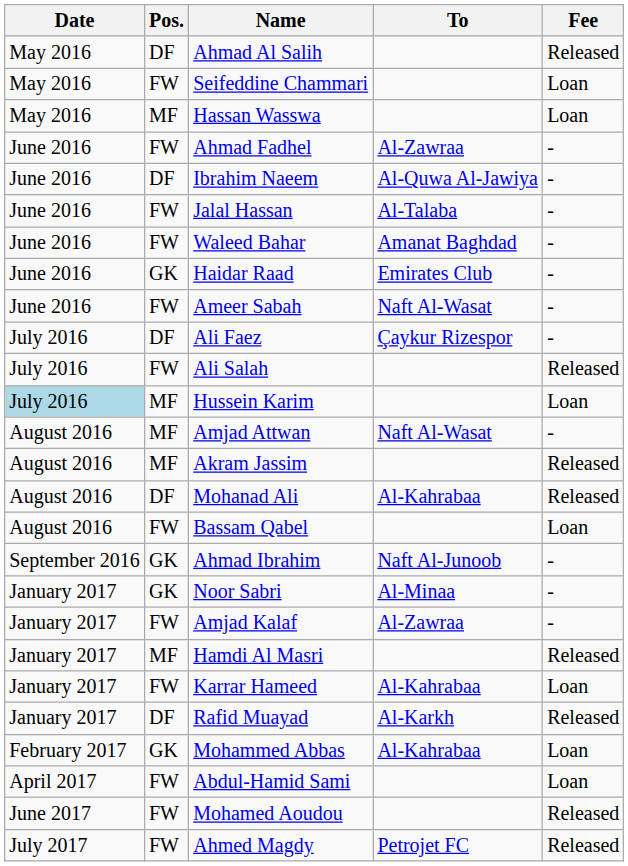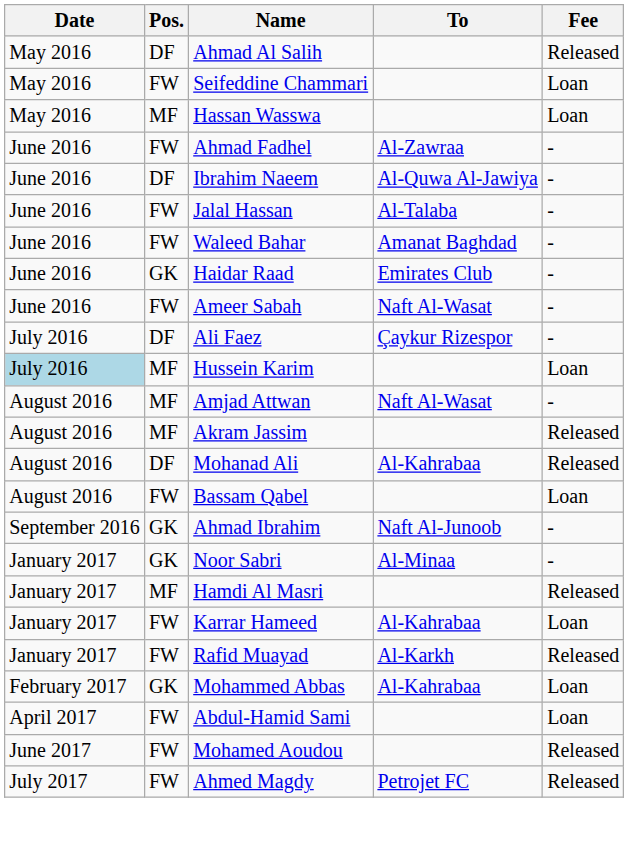- row: (231, 369)
- row: (245, 623)
(162, 718) DF -> (164, 654) FW
